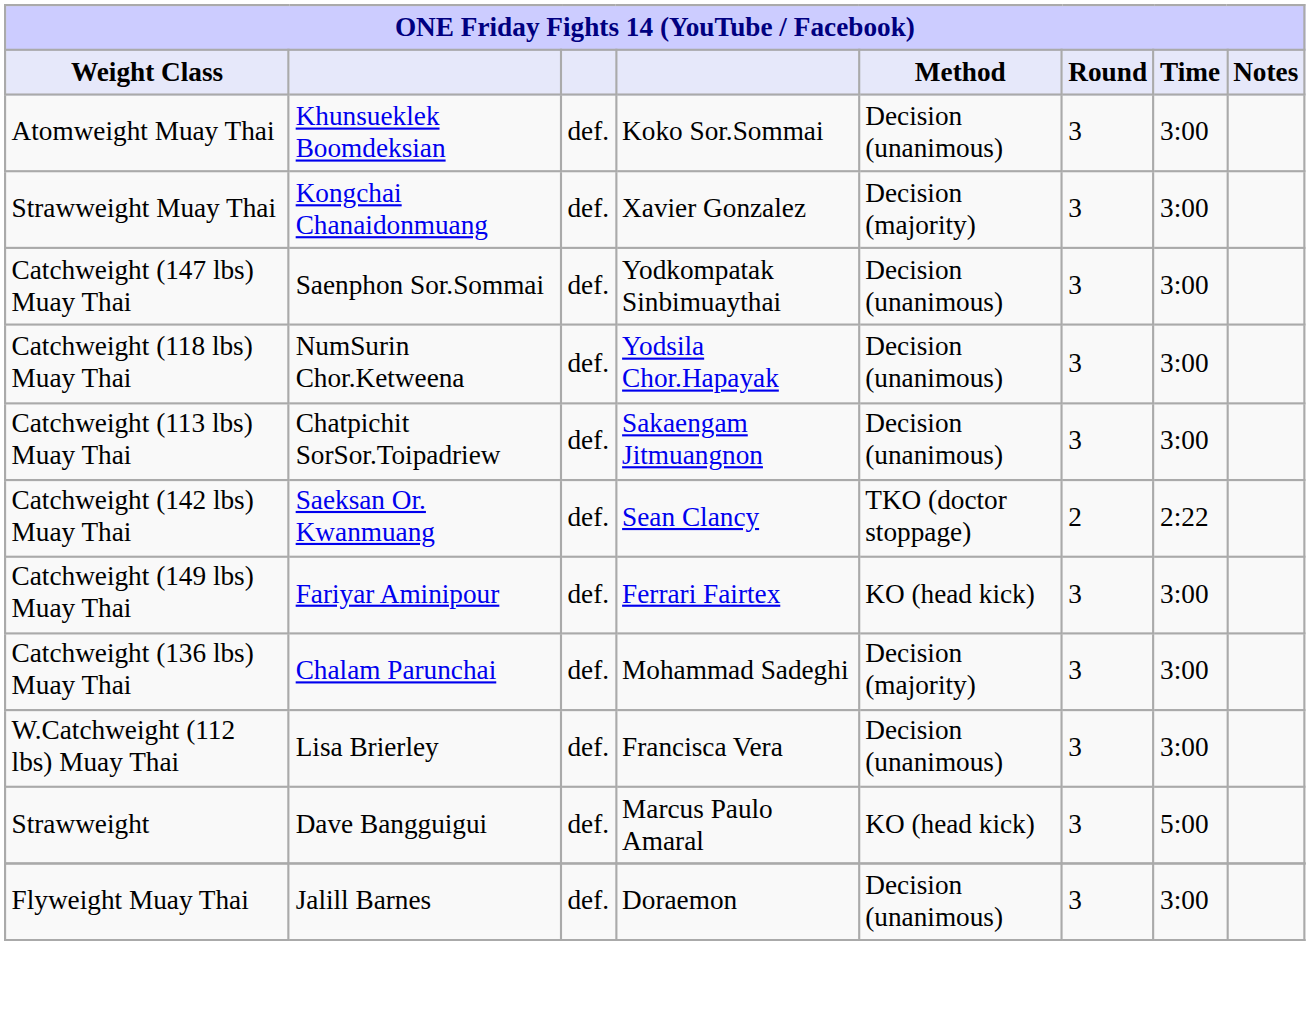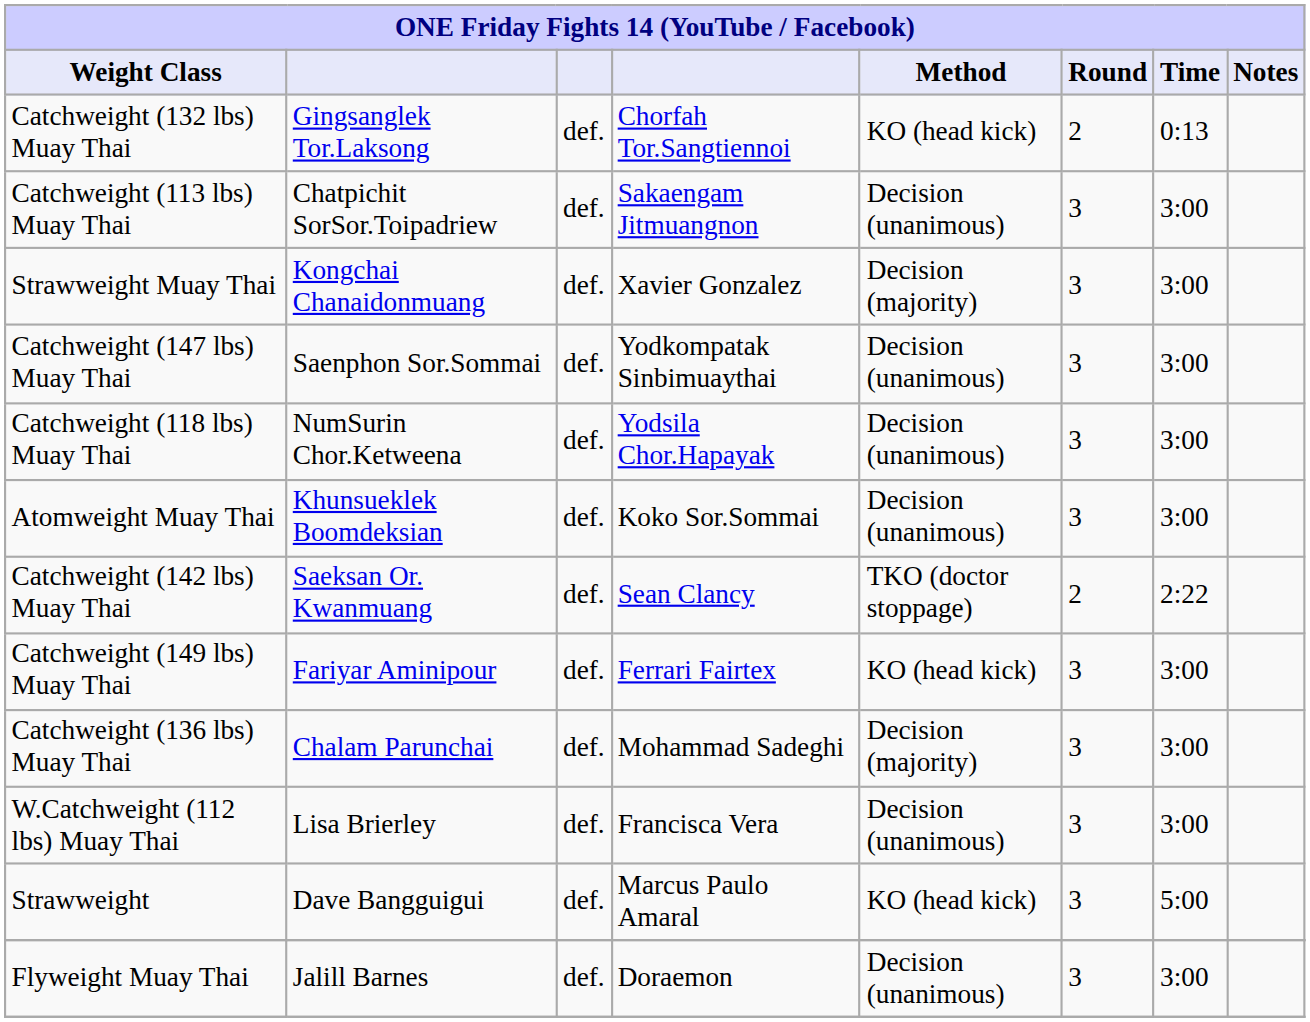+ row: (133, 132)
rows swapped: (143, 132) <-> (132, 440)
